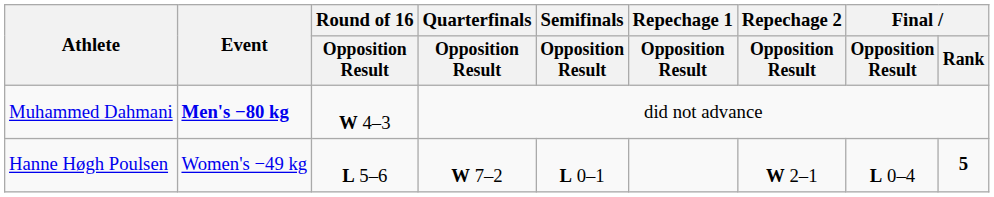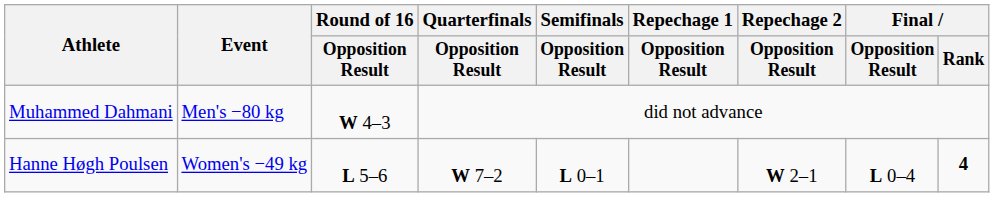(235, 112) bold -> (233, 112) normal
(964, 165) 5 -> (964, 165) 4
